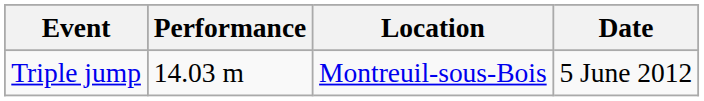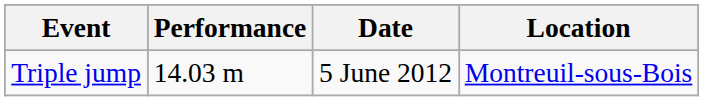columns swapped: (433, 27) <-> (626, 27)
